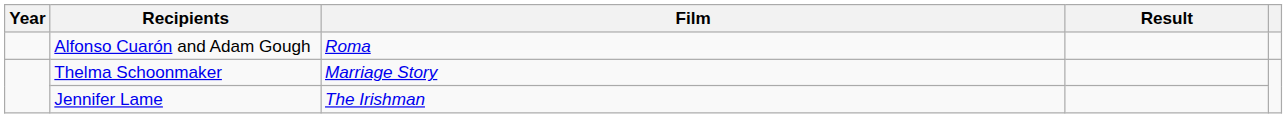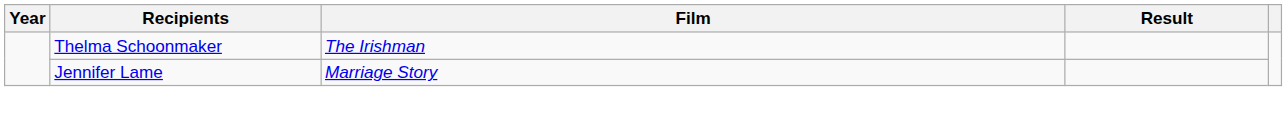- row: (182, 46)
(381, 73) Marriage Story -> (375, 46) The Irishman
(375, 100) The Irishman -> (381, 73) Marriage Story
